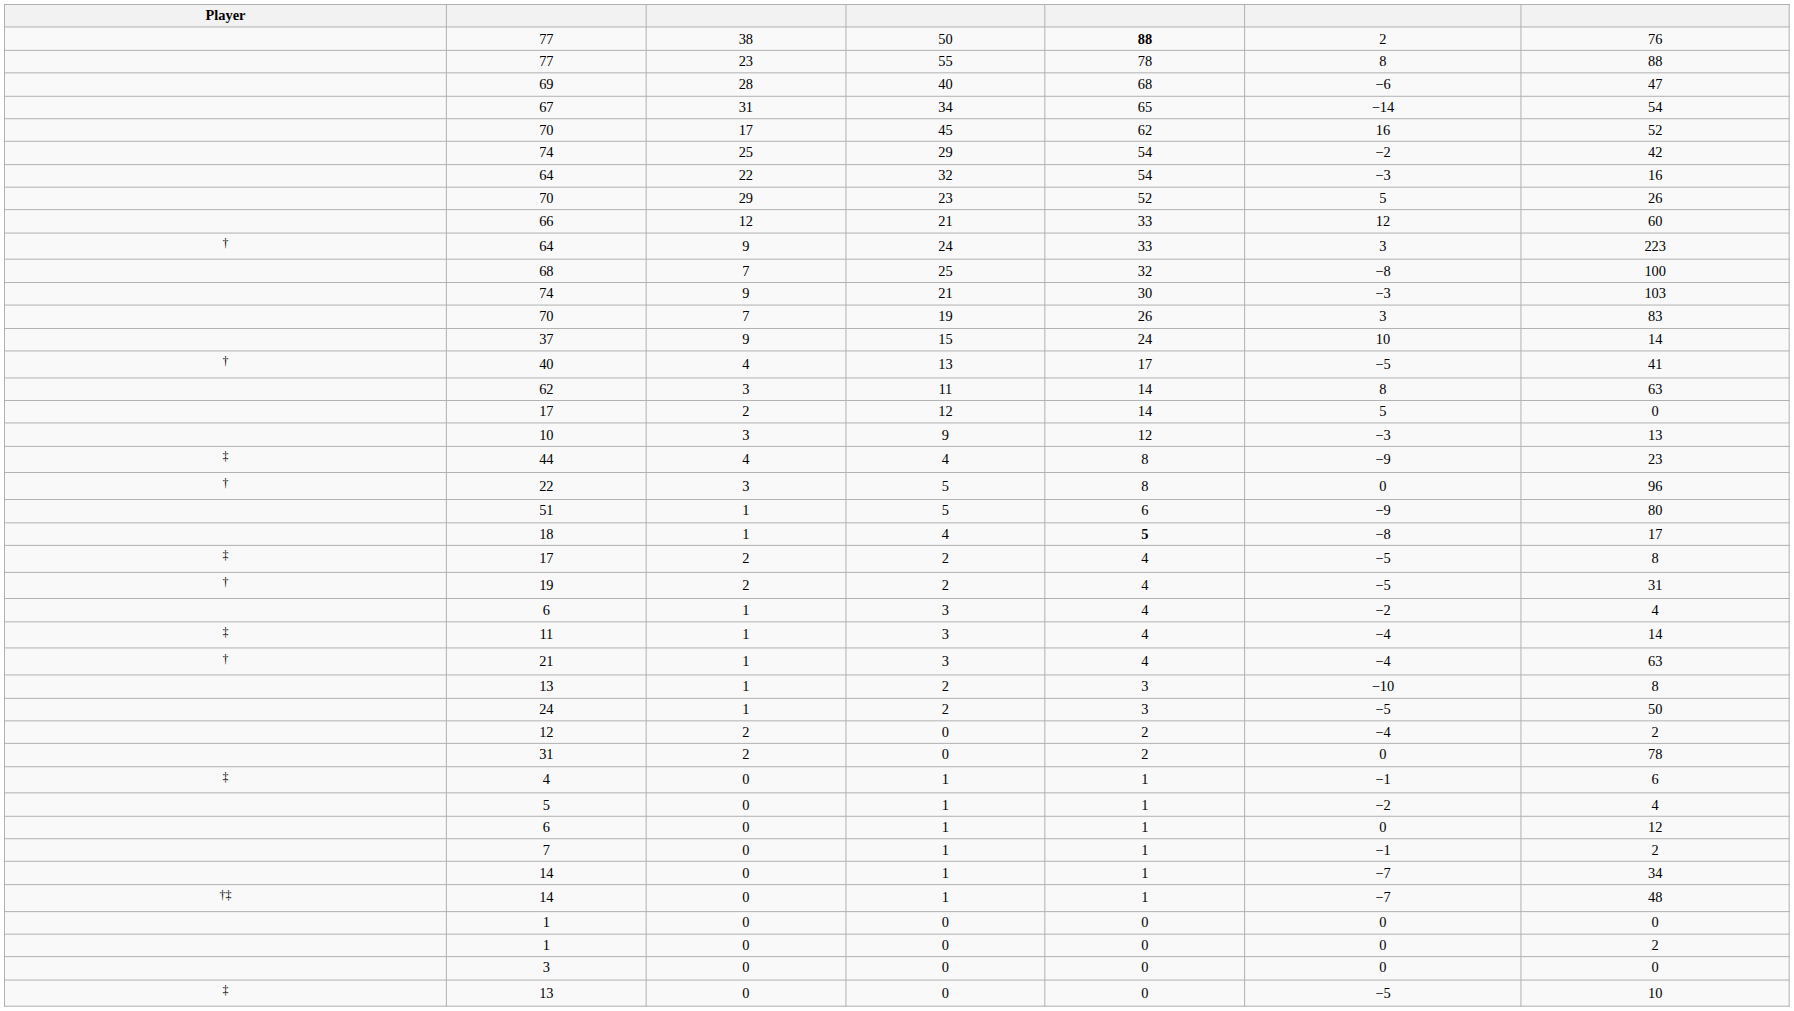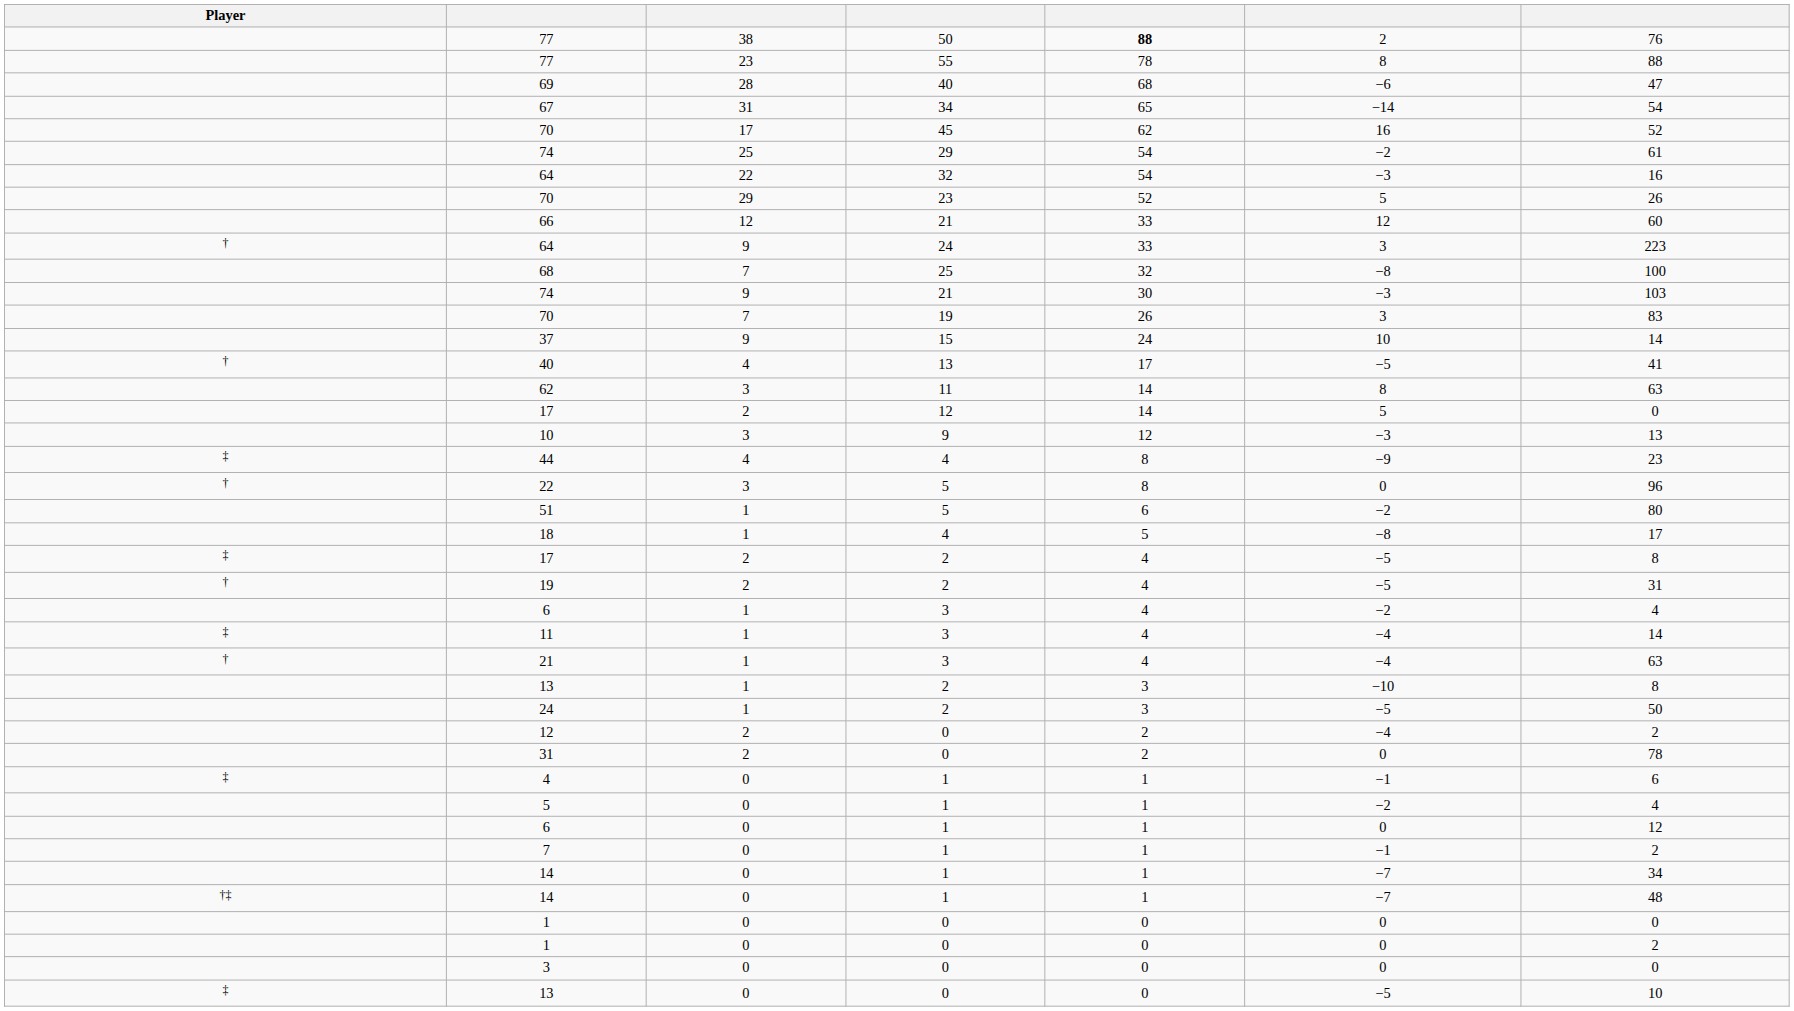(1655, 152) 42 -> (1655, 152) 61
(1383, 511) −9 -> (1383, 511) −2
(1145, 533) bold -> (1145, 533) normal
